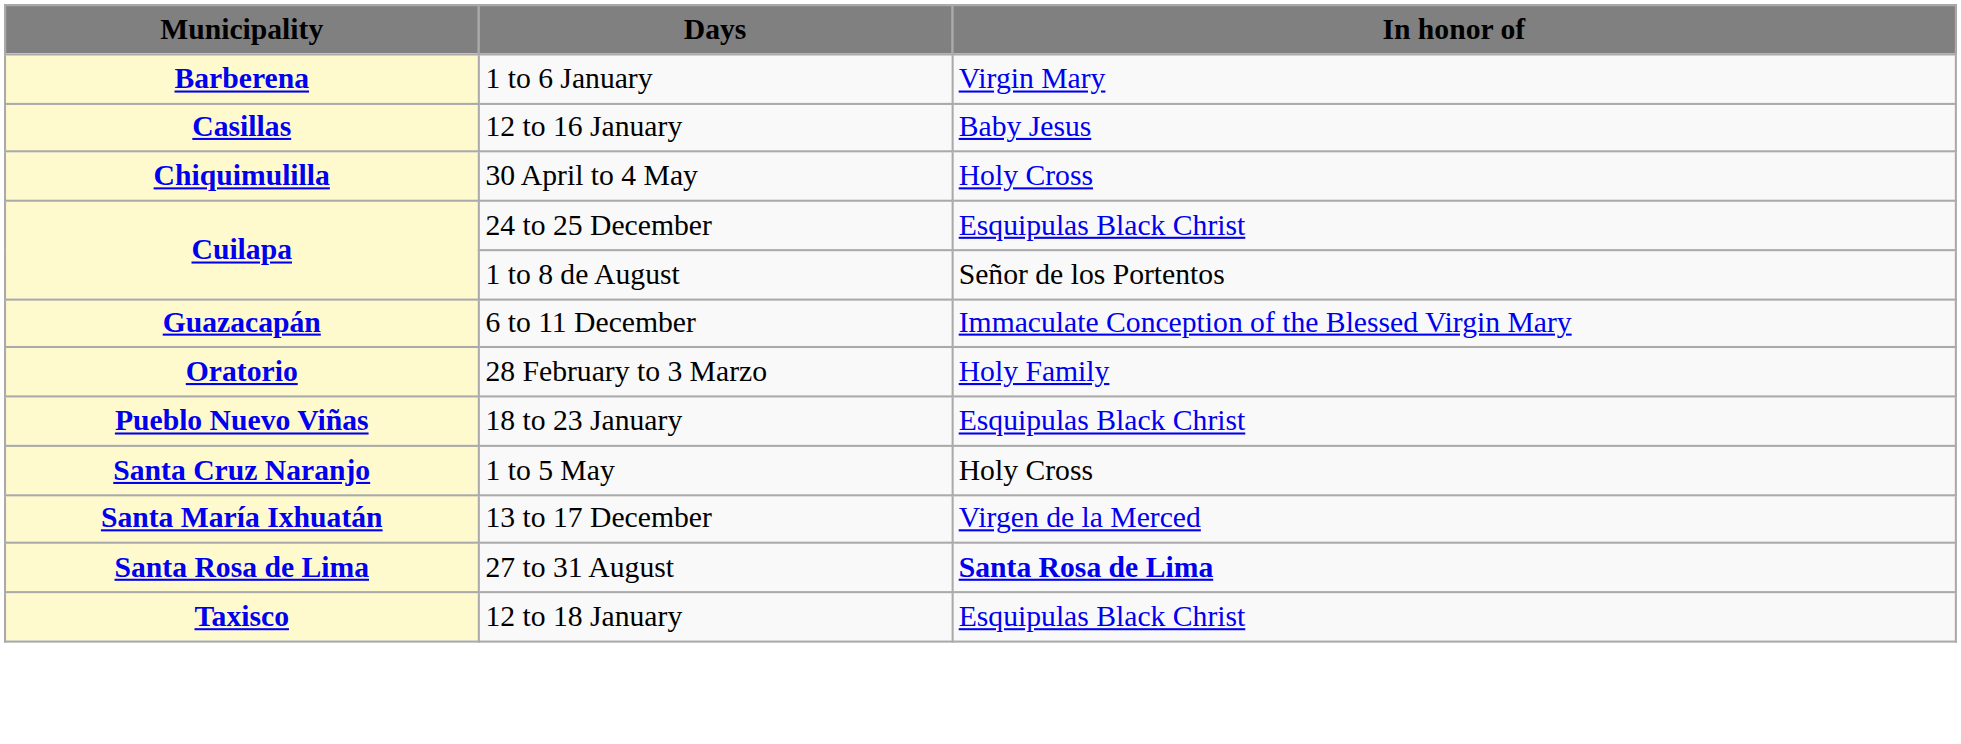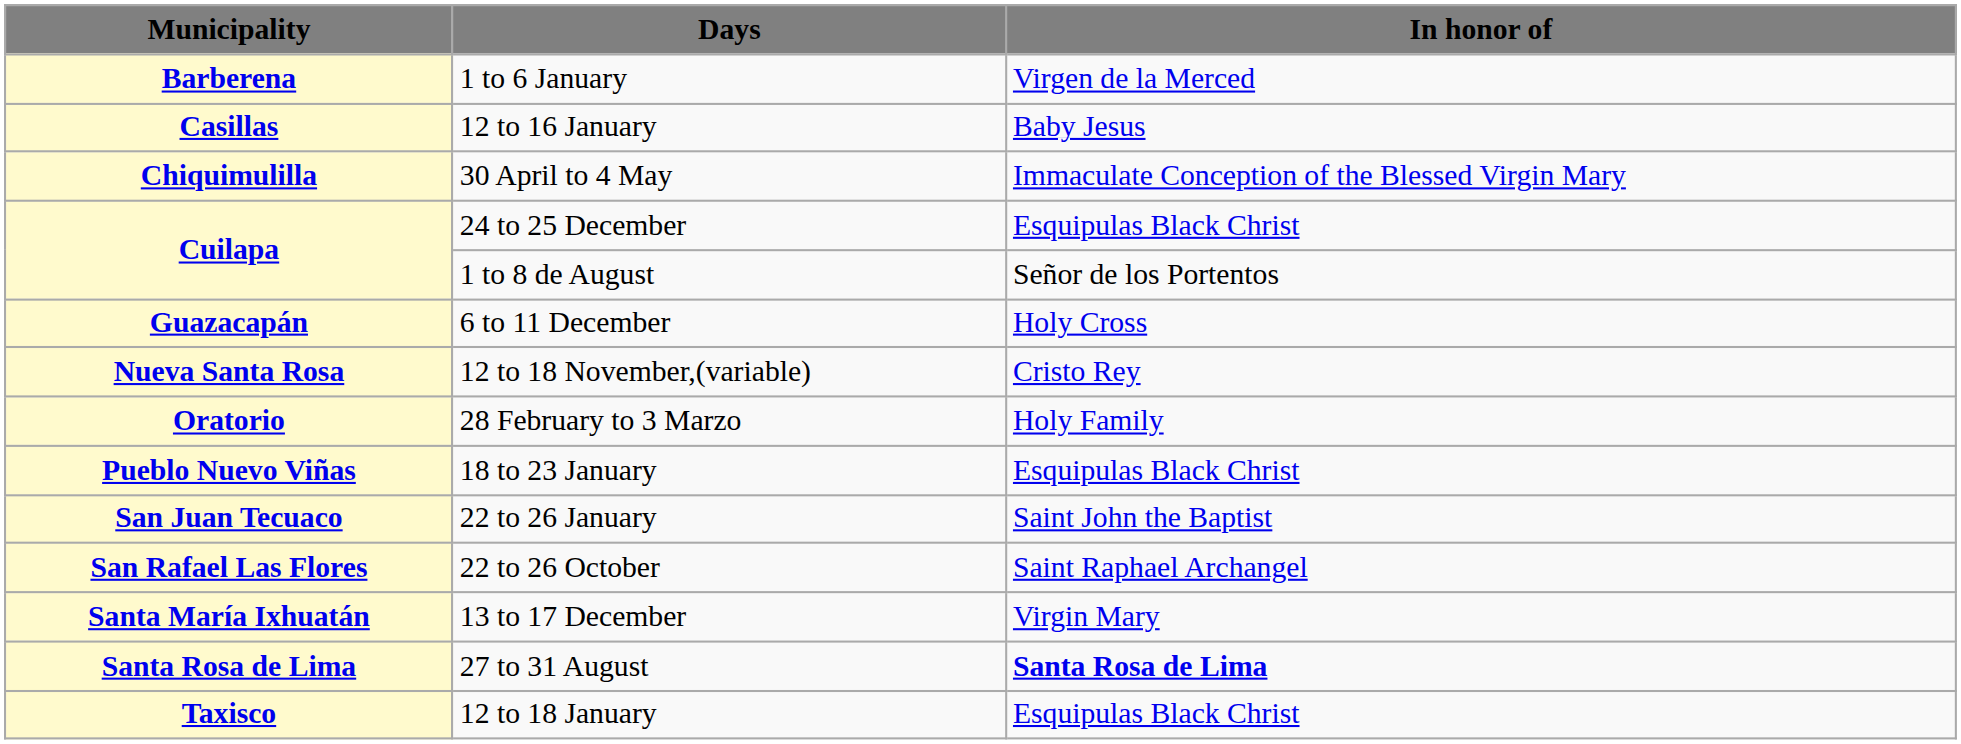(1032, 78) Virgin Mary -> (1134, 78) Virgen de la Merced
(1026, 176) Holy Cross -> (1319, 176) Immaculate Conception of the Blessed Virgin Mary
(1265, 322) Immaculate Conception of the Blessed Virgin Mary -> (1080, 322) Holy Cross
+ row: (635, 371)
+ row: (558, 518)
+ row: (560, 567)
- row: (550, 469)
(1080, 518) Virgen de la Merced -> (1086, 616) Virgin Mary
